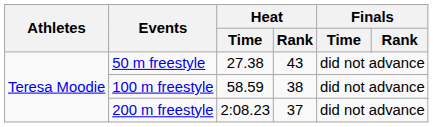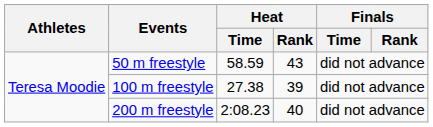(245, 63) 27.38 -> (245, 63) 58.59
(245, 87) 58.59 -> (245, 87) 27.38
(295, 87) 38 -> (295, 87) 39
(295, 110) 37 -> (295, 110) 40
